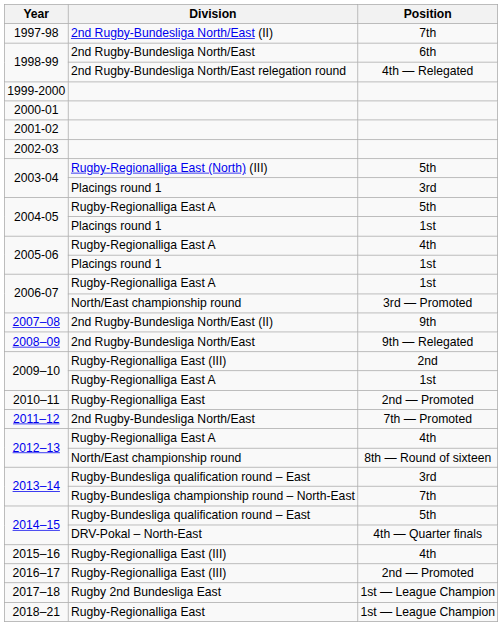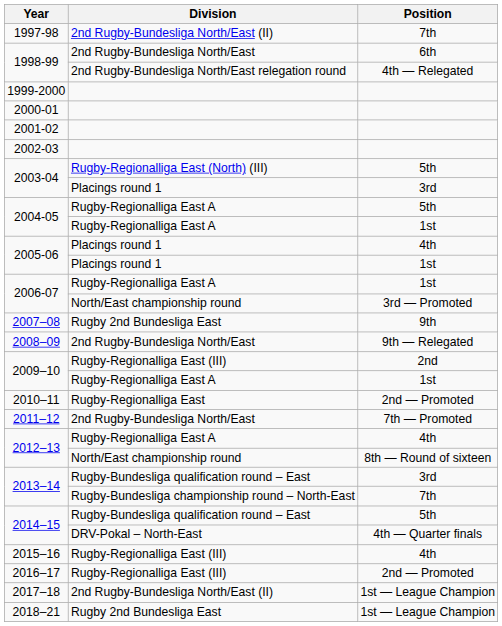(116, 226) Placings round 1 -> (143, 226) Rugby-Regionalliga East A
(143, 245) Rugby-Regionalliga East A -> (116, 245) Placings round 1
(172, 322) 2nd Rugby-Bundesliga North/East (II) -> (146, 322) Rugby 2nd Bundesliga East
(146, 592) Rugby 2nd Bundesliga East -> (172, 592) 2nd Rugby-Bundesliga North/East (II)
(138, 611) Rugby-Regionalliga East -> (146, 611) Rugby 2nd Bundesliga East
